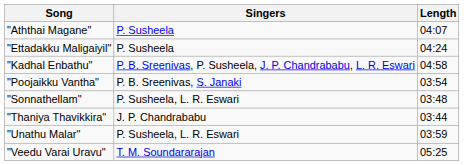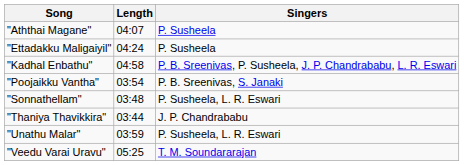columns swapped: (266, 13) <-> (438, 13)
